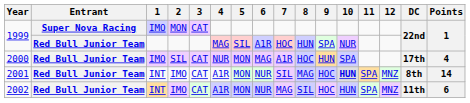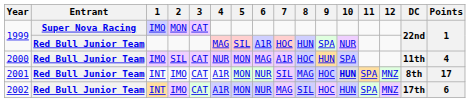(414, 58) 17th -> (414, 58) 11th
(446, 74) 14 -> (446, 74) 17
(414, 89) 11th -> (414, 89) 17th
